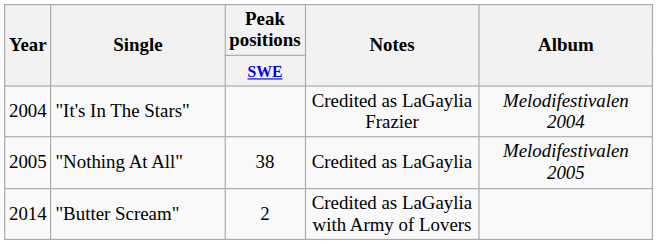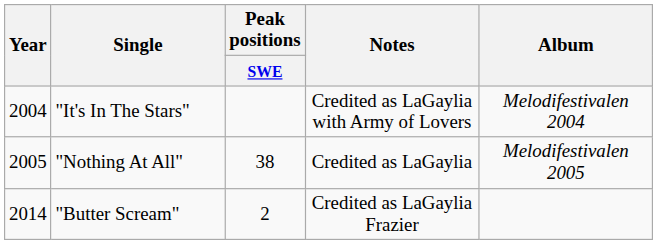(392, 111) Credited as LaGaylia Frazier -> (392, 111) Credited as LaGaylia with Army of Lovers
(392, 213) Credited as LaGaylia with Army of Lovers -> (392, 213) Credited as LaGaylia Frazier
